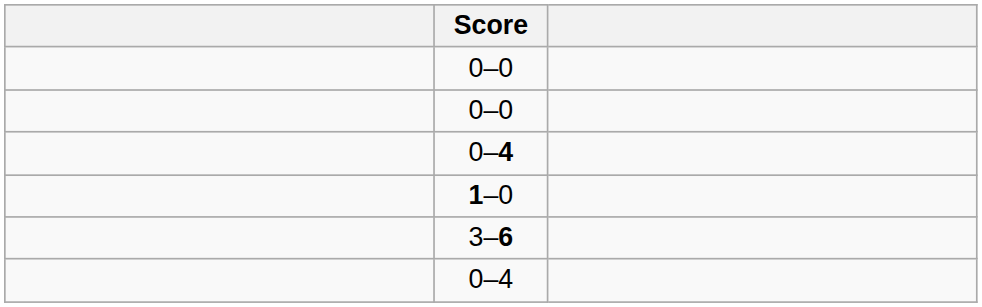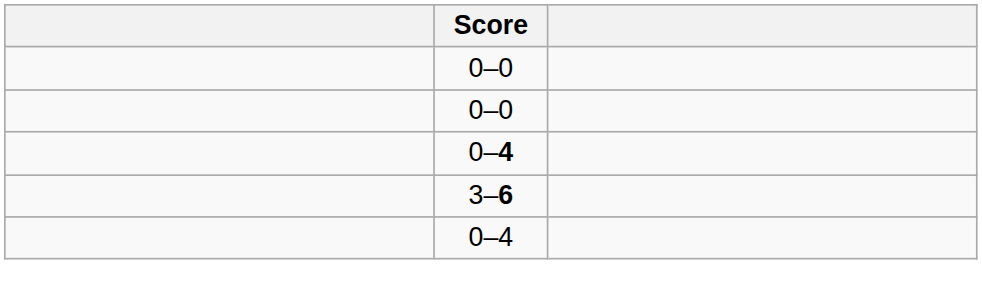- row: (220, 196)
